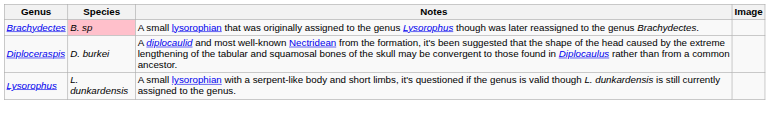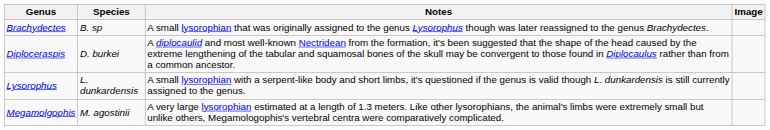(81, 27) pink background -> (91, 27) no background
+ row: (41, 112)
